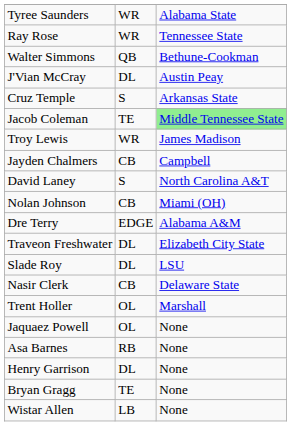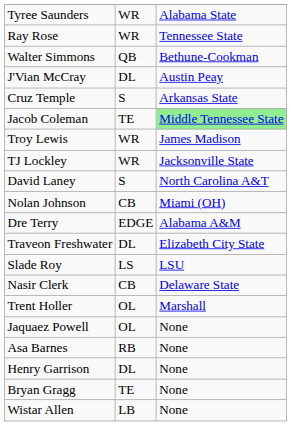- row: (52, 160)
+ row: (37, 160)
(127, 264) DL -> (126, 264) LS
